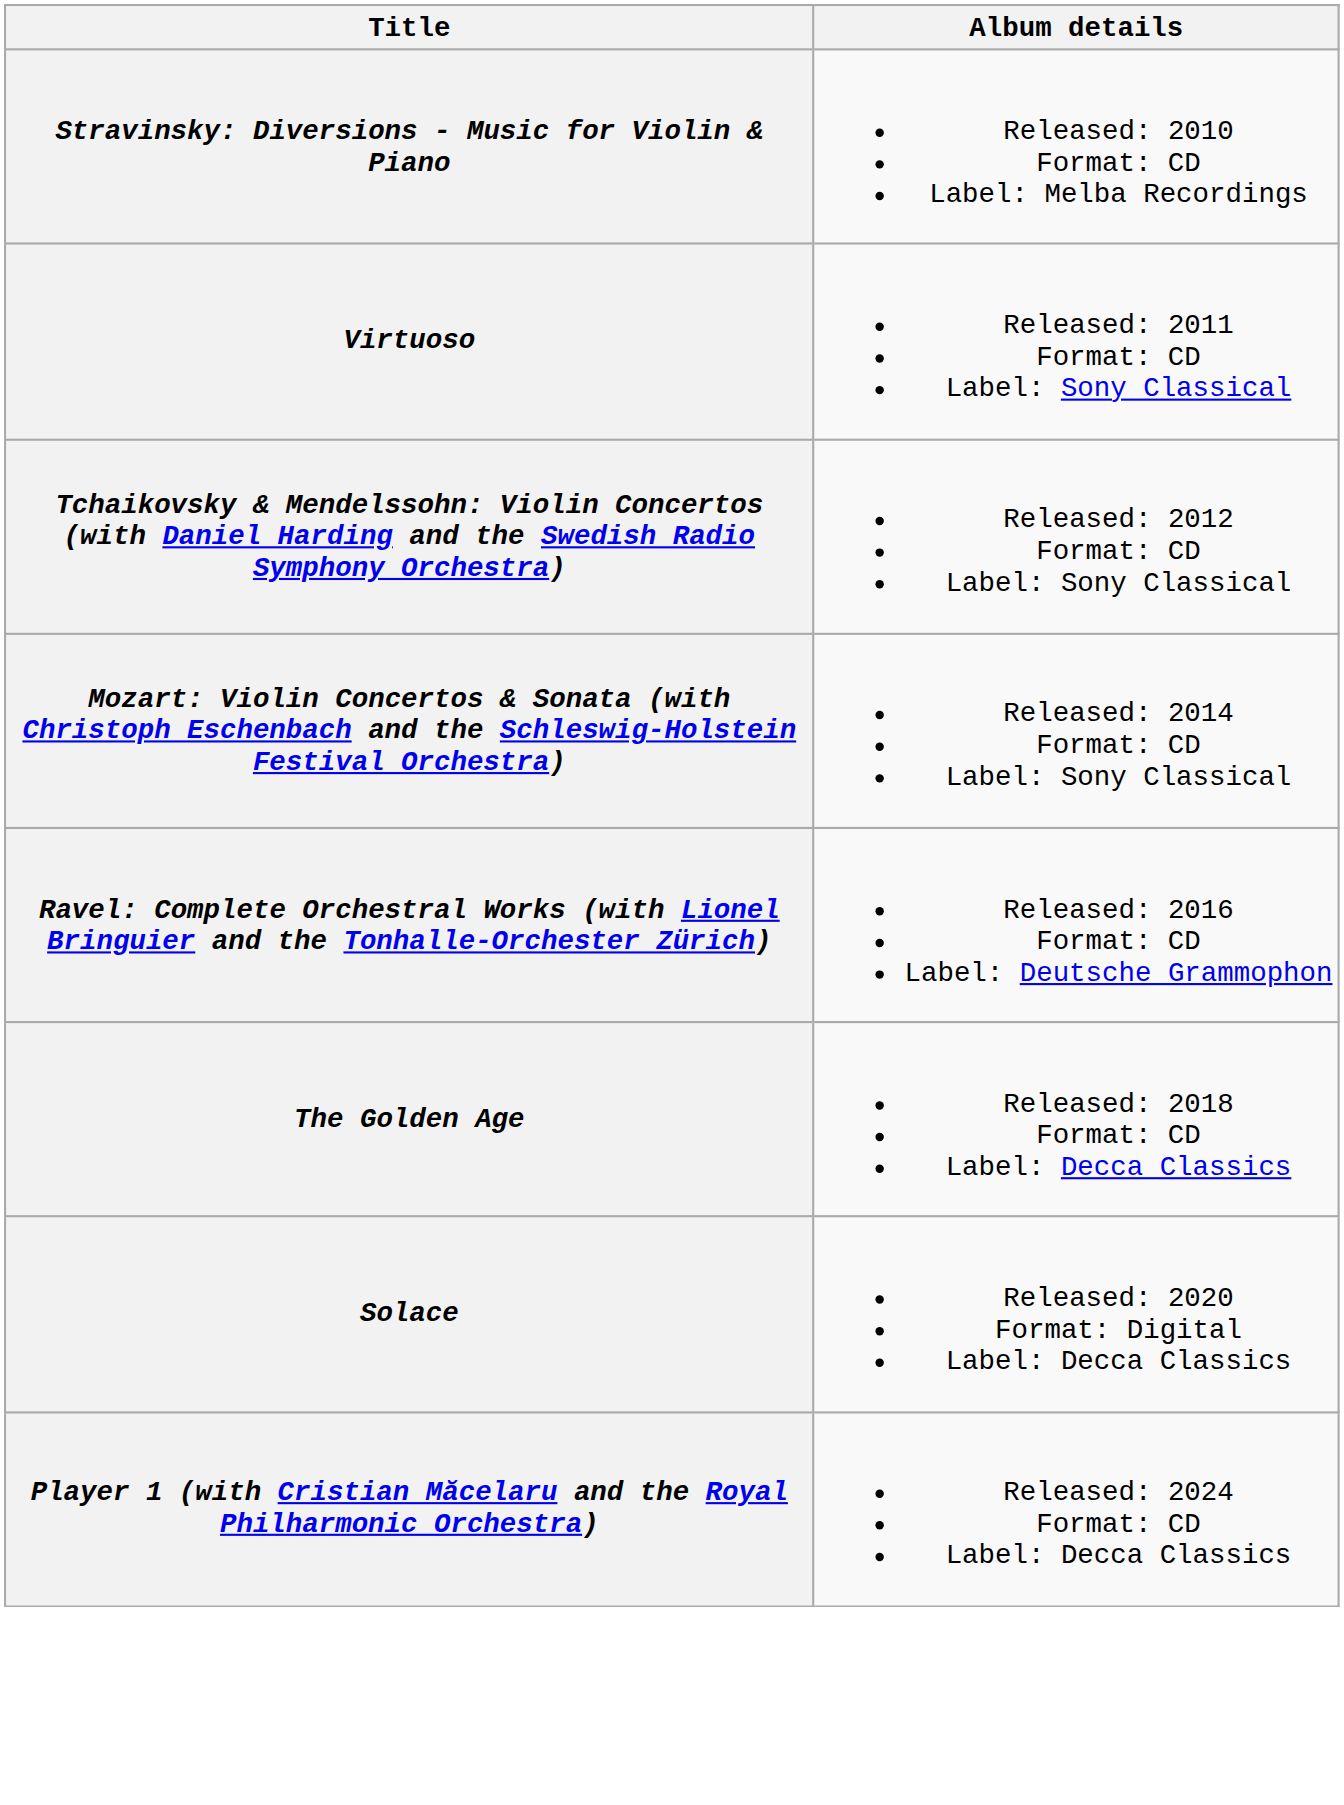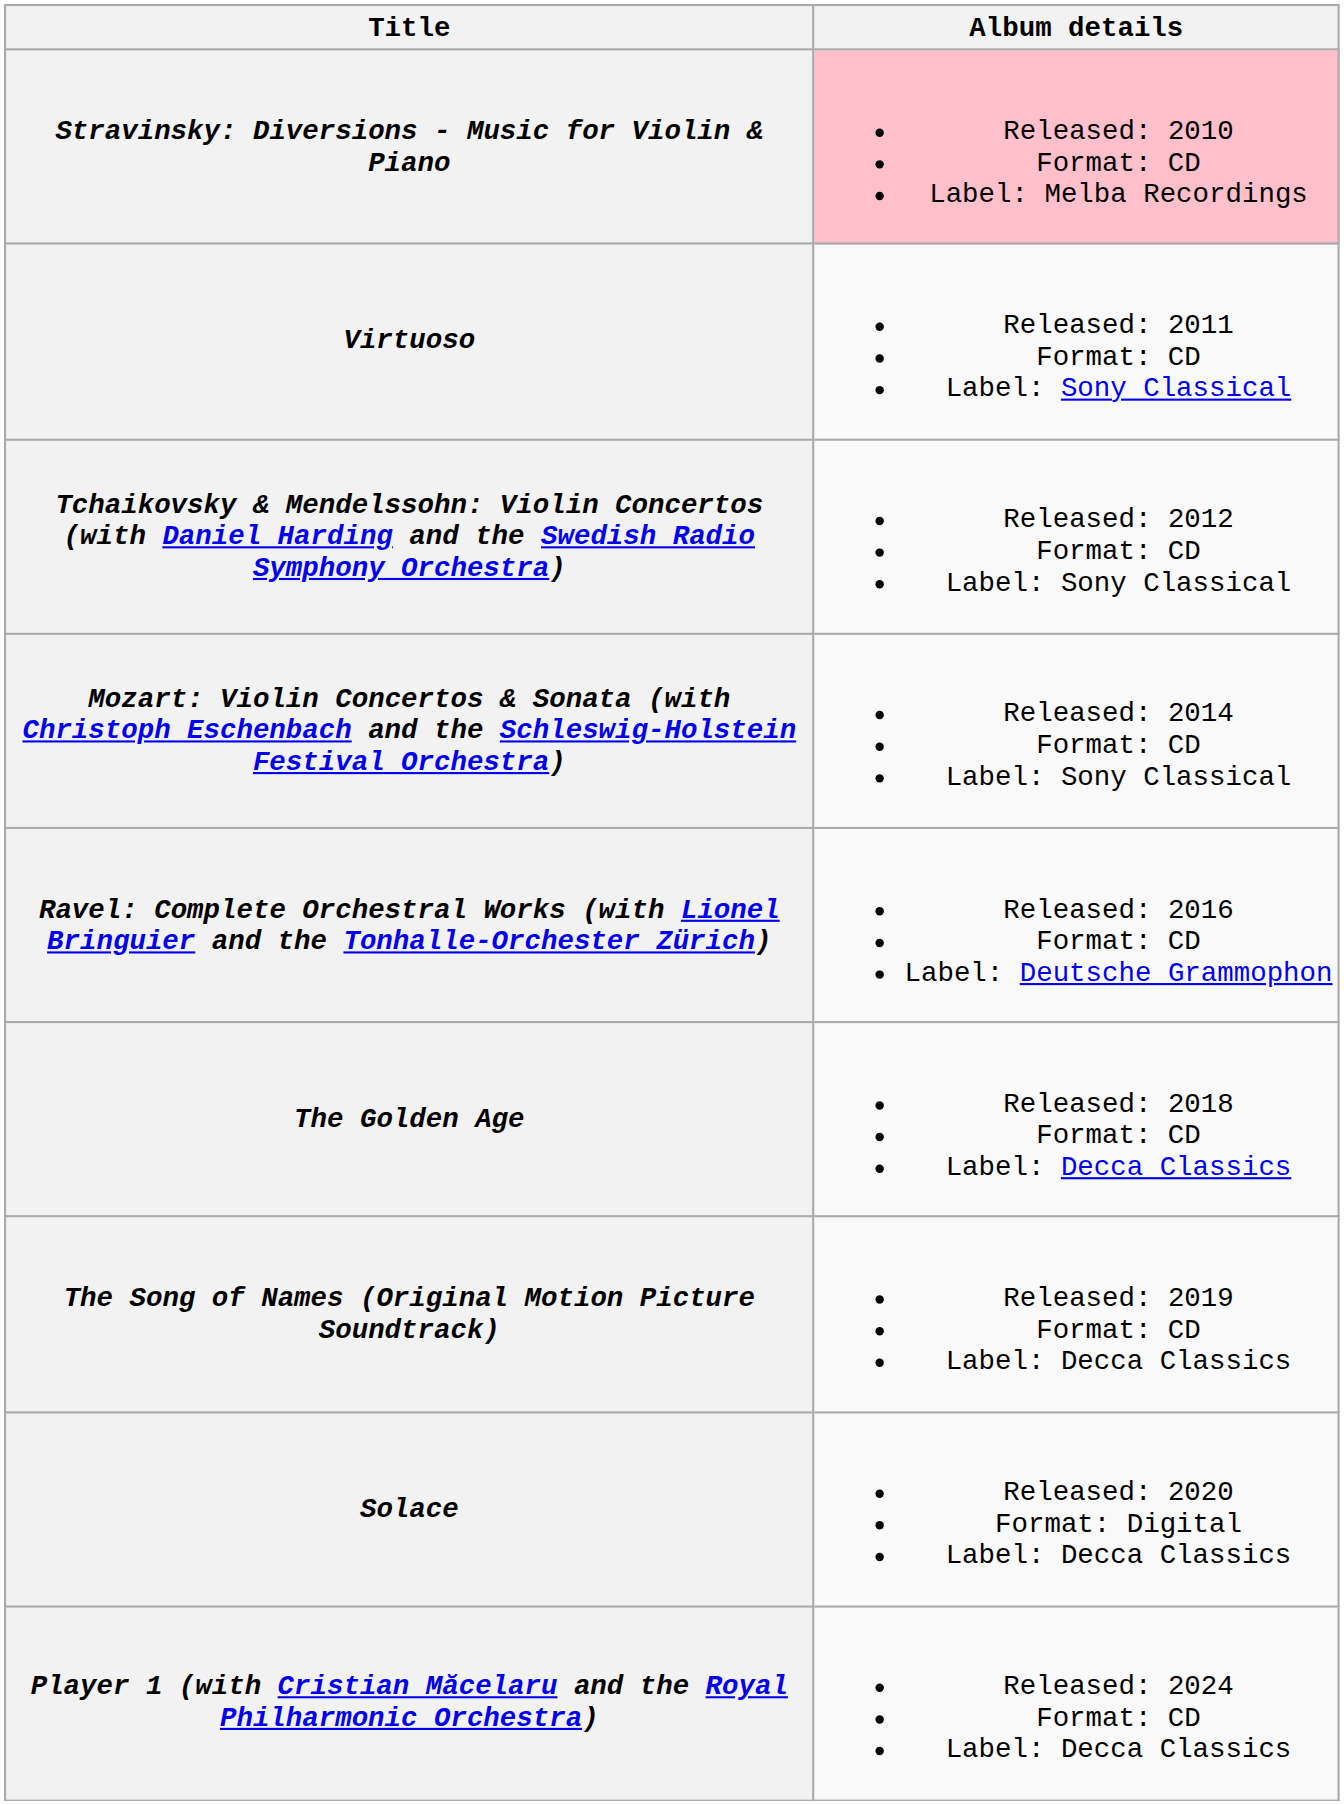(1076, 163) no background -> (1076, 163) pink background
+ row: (409, 1314)
